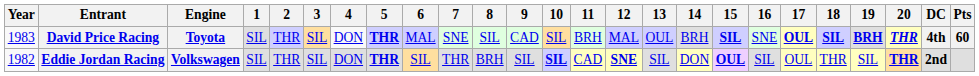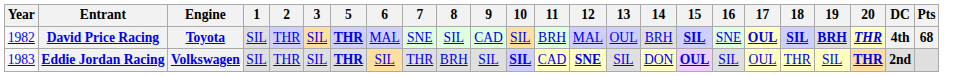- column: (348, 15)
(21, 37) 1983 -> (21, 37) 1982
(962, 37) 60 -> (927, 37) 68
(21, 60) 1982 -> (21, 60) 1983
